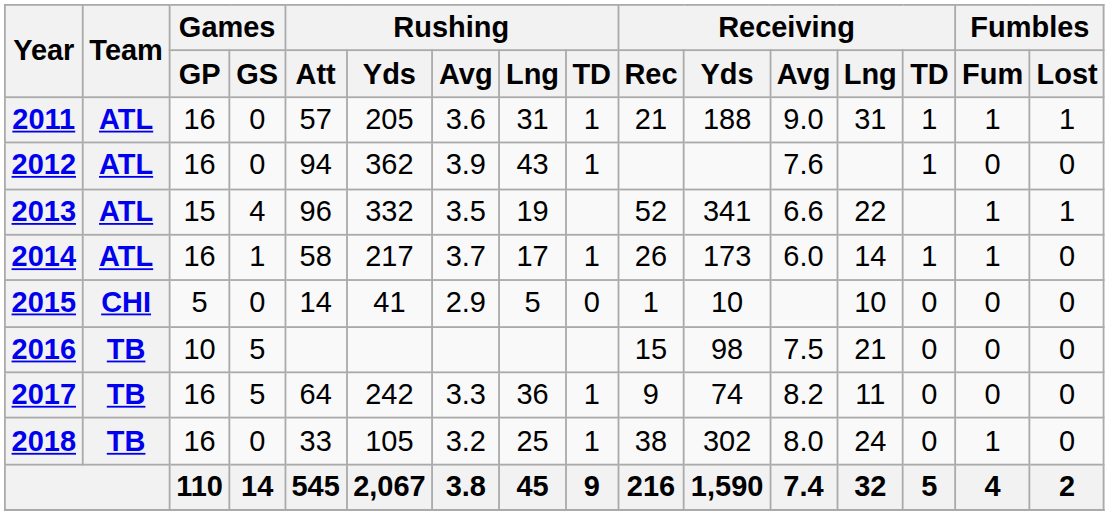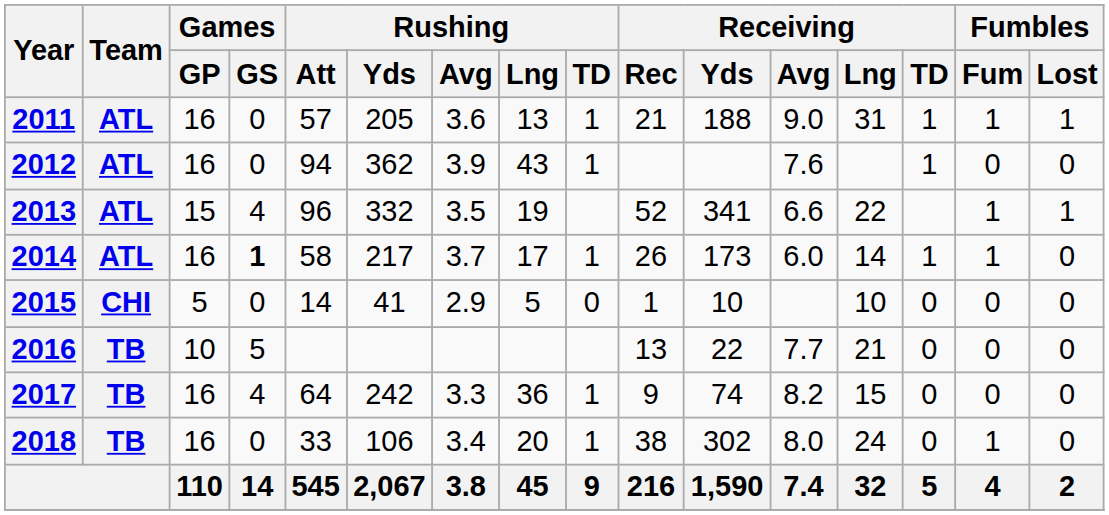(533, 119) 31 -> (533, 119) 13
(257, 257) normal -> (257, 257) bold
(651, 348) 15 -> (651, 348) 13
(727, 348) 98 -> (727, 348) 22
(804, 348) 7.5 -> (804, 348) 7.7
(257, 394) 5 -> (257, 394) 4
(870, 394) 11 -> (870, 394) 15
(389, 440) 105 -> (389, 440) 106
(466, 440) 3.2 -> (466, 440) 3.4
(533, 440) 25 -> (533, 440) 20
